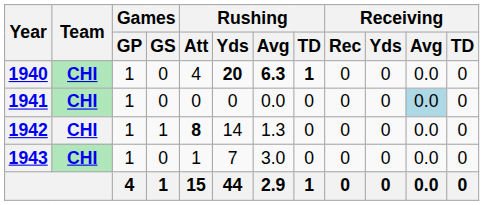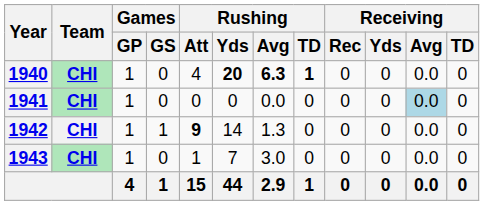(196, 130) 8 -> (196, 130) 9
